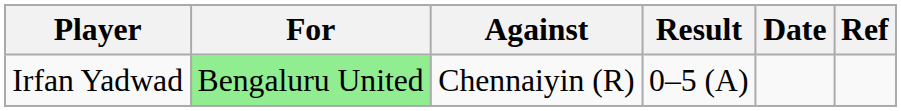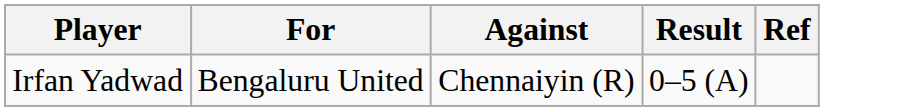- column: (795, 29)
(311, 79) lightgreen background -> (311, 79) no background
